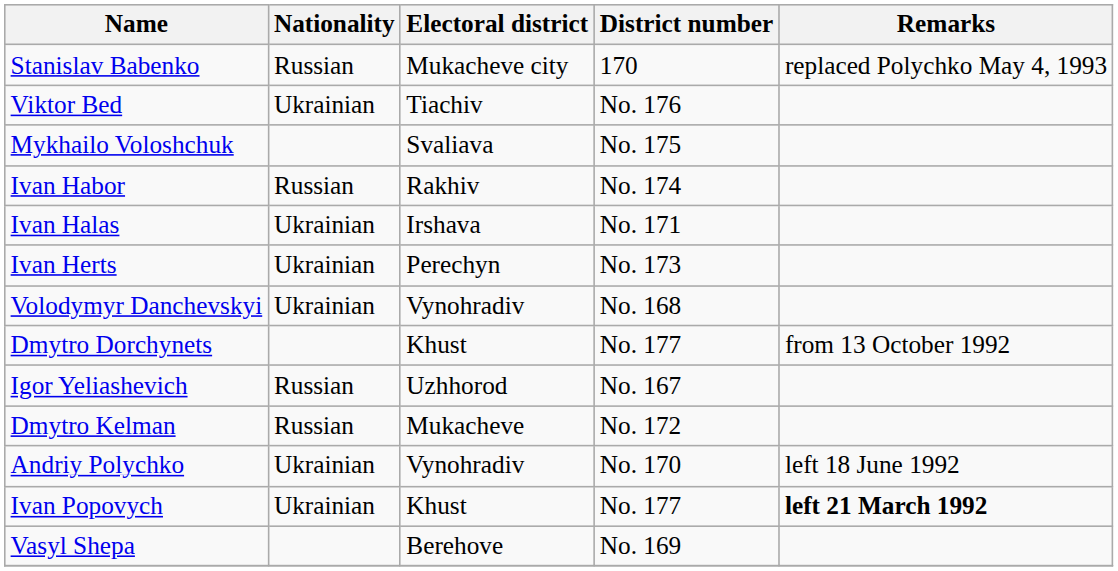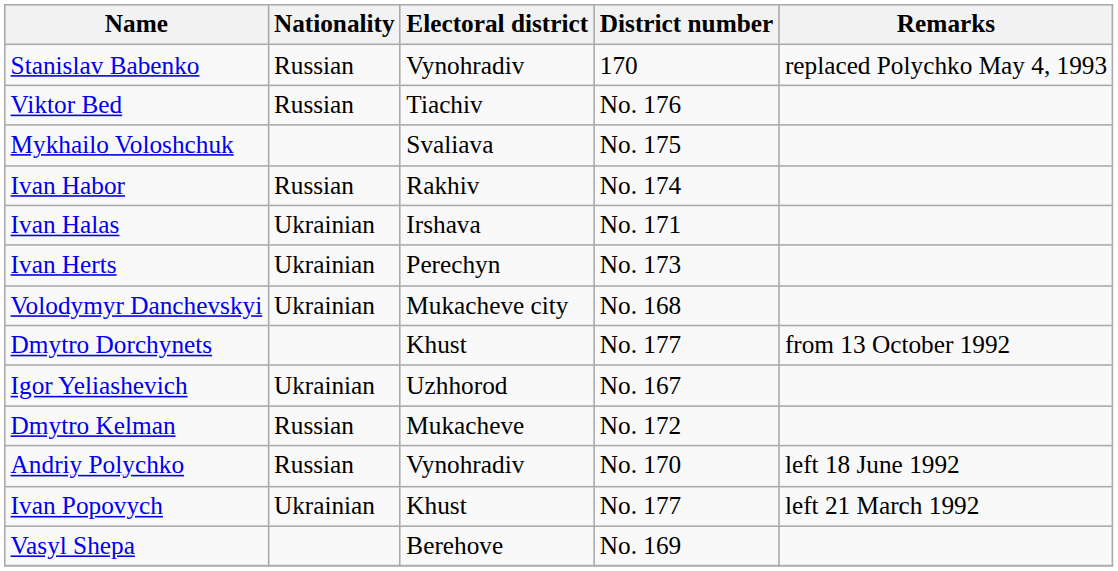(487, 64) Mukacheve city -> (465, 64) Vynohradiv
(324, 104) Ukrainian -> (314, 104) Russian
(465, 305) Vynohradiv -> (487, 305) Mukacheve city
(314, 385) Russian -> (324, 385) Ukrainian
(324, 465) Ukrainian -> (314, 465) Russian
(886, 505) bold -> (882, 505) normal
